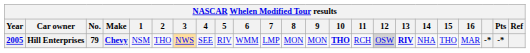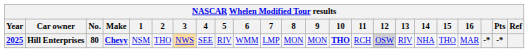(15, 40) 2005 -> (15, 40) 2025
(95, 40) 79 -> (95, 40) 80
(406, 40) bold -> (405, 40) normal
